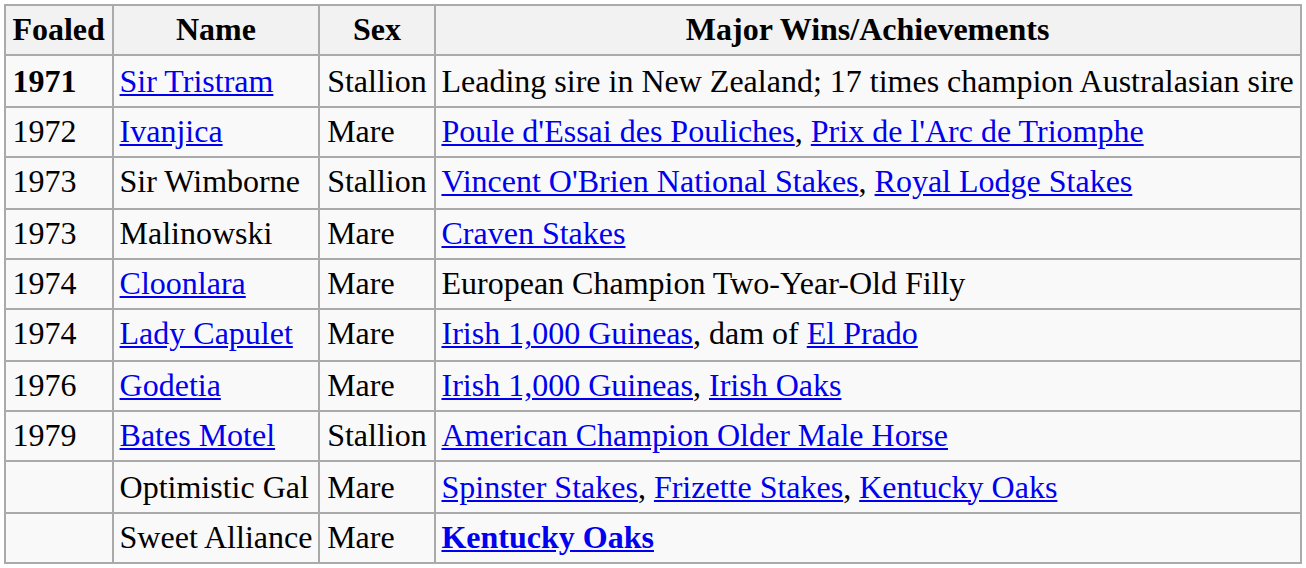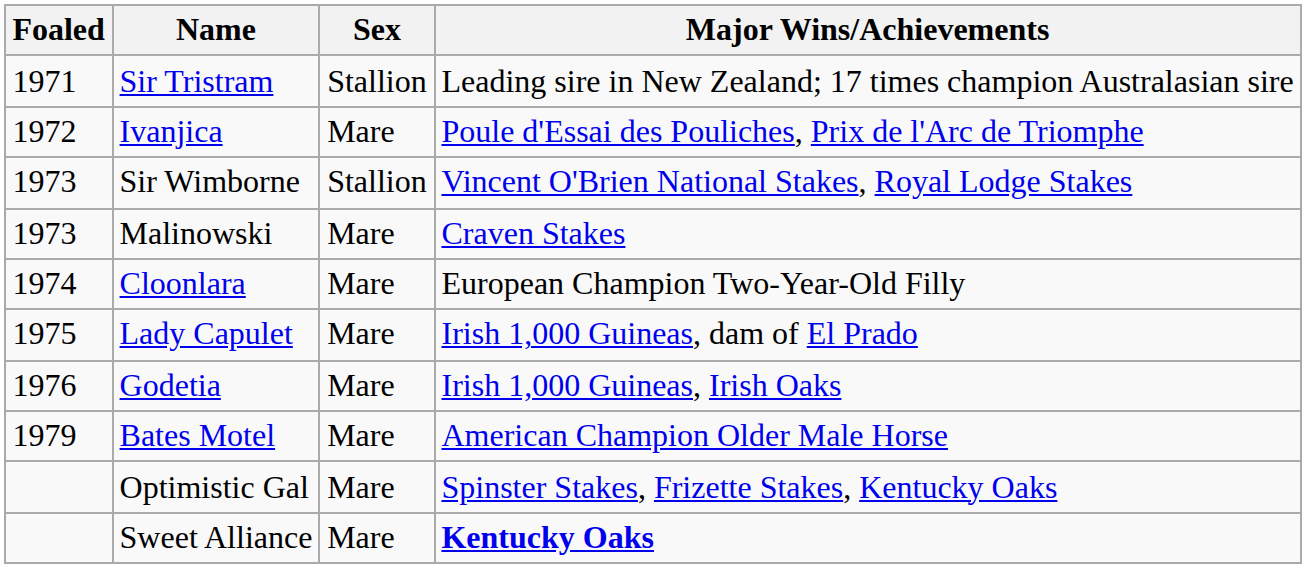(44, 80) bold -> (44, 80) normal
(44, 334) 1974 -> (44, 334) 1975
(377, 435) Stallion -> (361, 435) Mare
